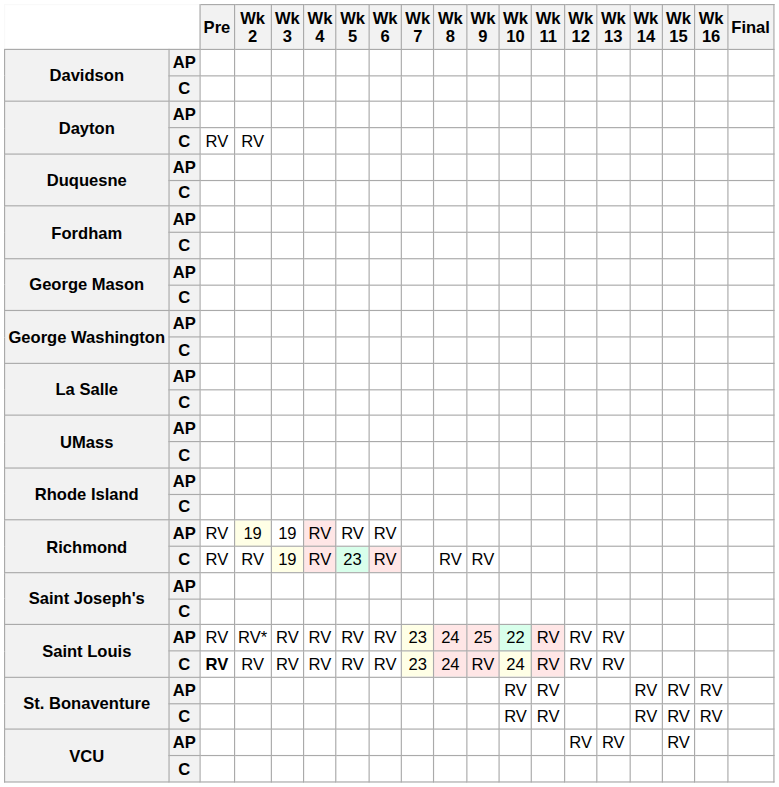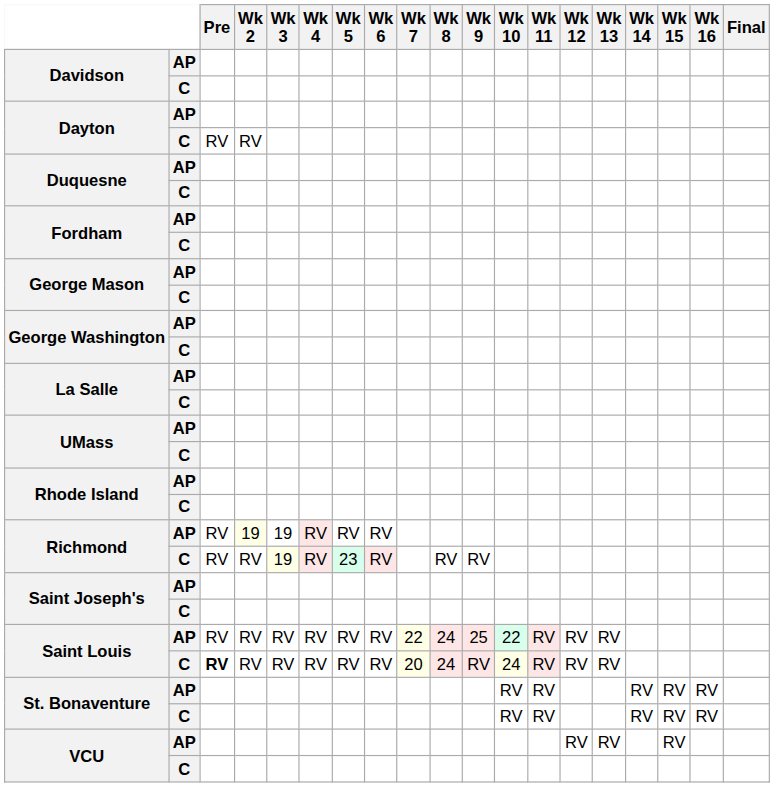(253, 638) RV* -> (250, 638) RV
(418, 638) 23 -> (413, 638) 22
(418, 664) 23 -> (413, 664) 20
